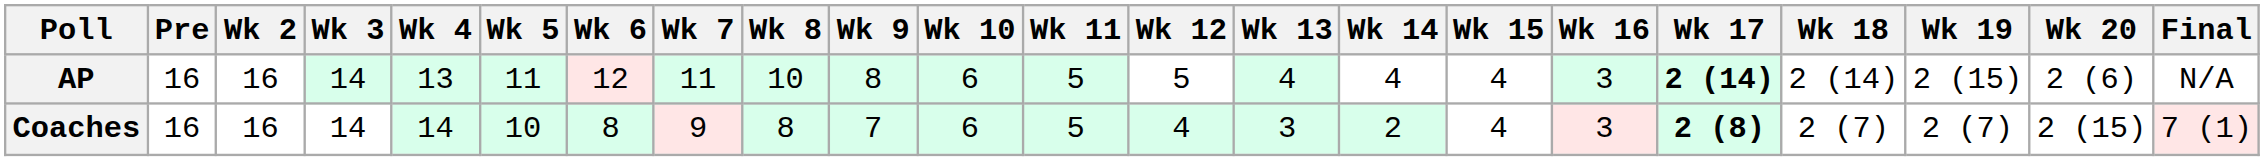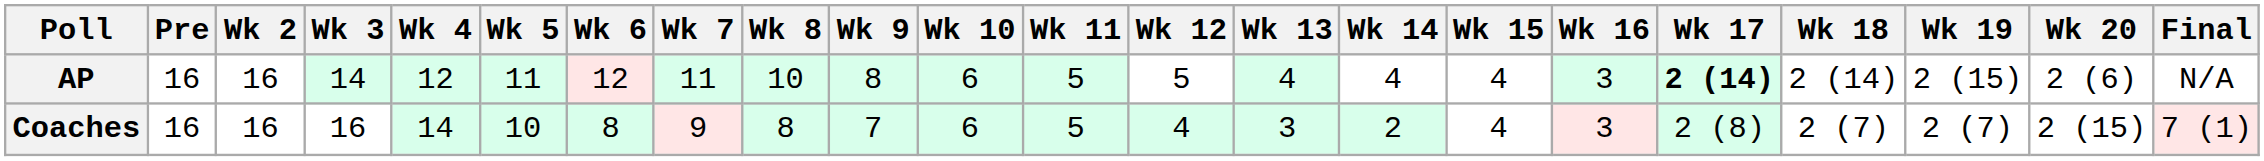(435, 80) 13 -> (435, 80) 12
(348, 129) 14 -> (348, 129) 16
(1719, 129) bold -> (1719, 129) normal
